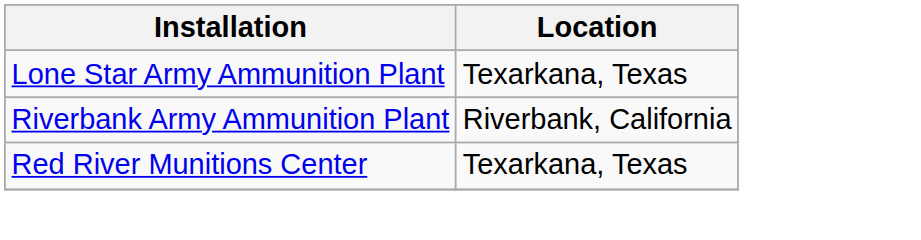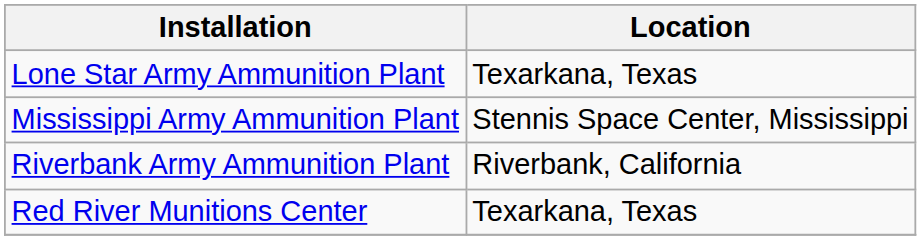+ row: (235, 119)
